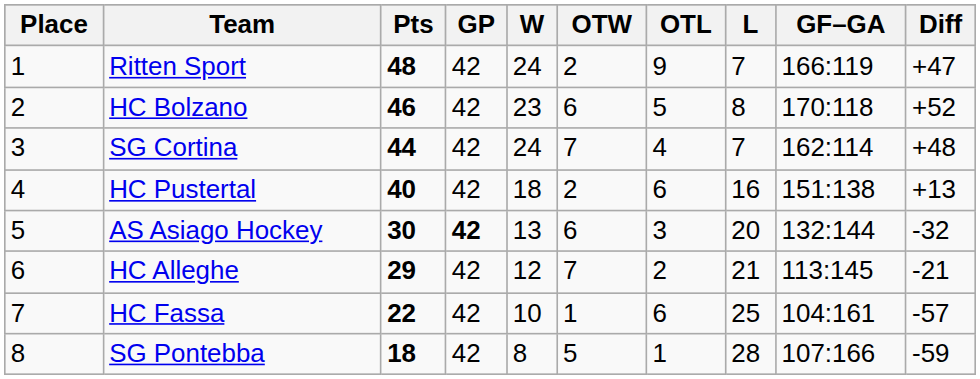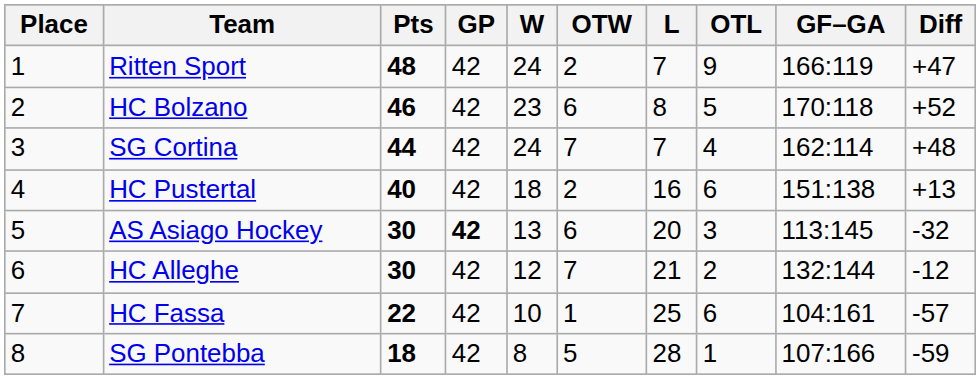columns swapped: (750, 25) <-> (686, 25)
(828, 230) 132:144 -> (827, 230) 113:145
(402, 271) 29 -> (402, 271) 30
(827, 271) 113:145 -> (828, 271) 132:144
(931, 271) -21 -> (931, 271) -12
